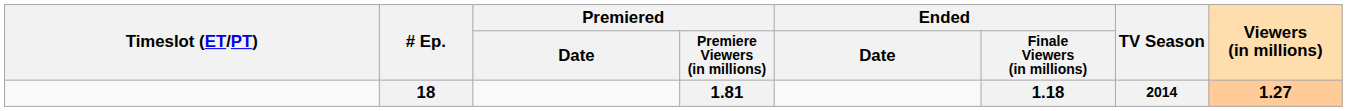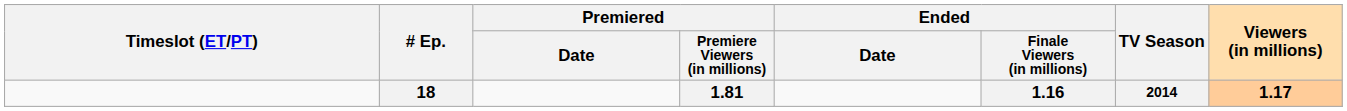(1048, 93) 1.18 -> (1048, 93) 1.16
(1275, 93) 1.27 -> (1275, 93) 1.17
